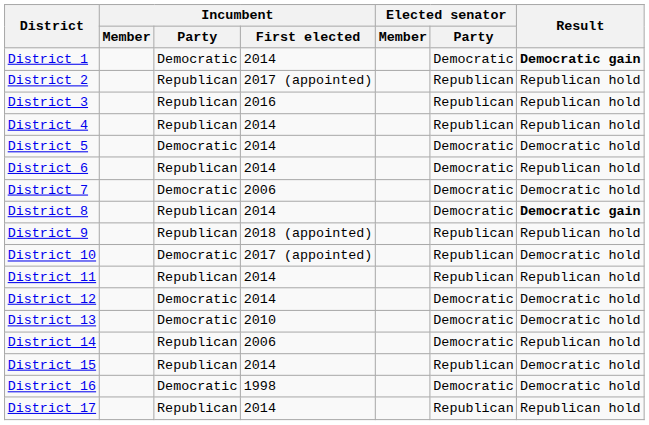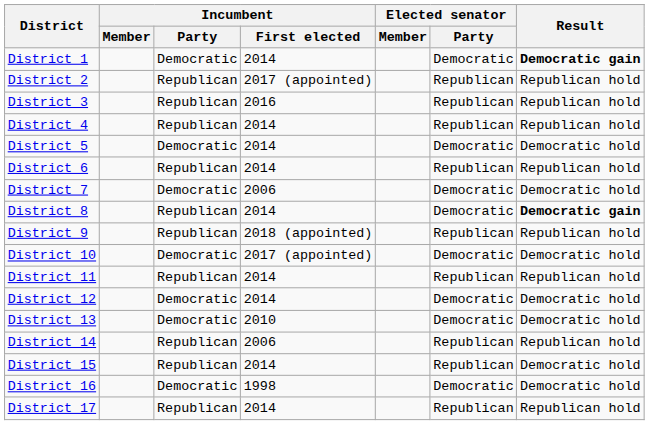(474, 168) Democratic -> (474, 168) Republican
(474, 255) Republican -> (474, 255) Democratic
(474, 343) Democratic -> (474, 343) Republican
